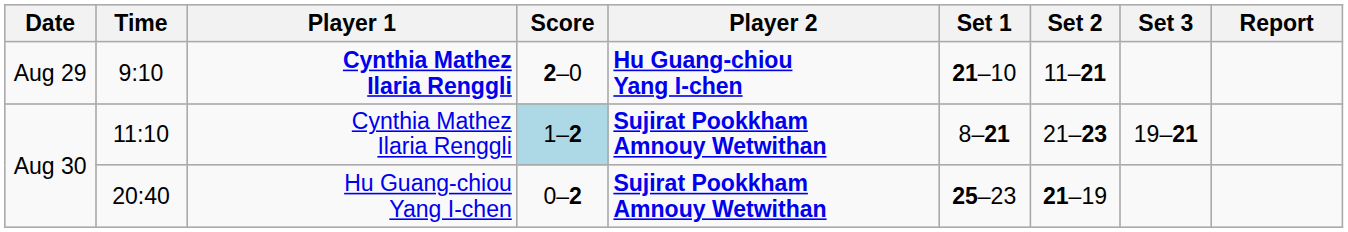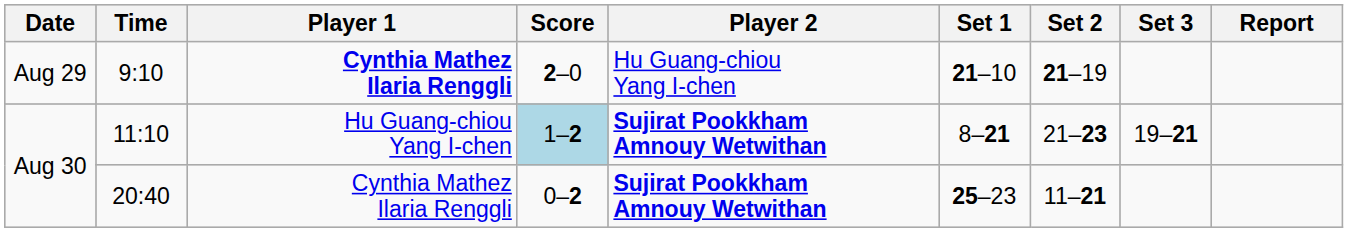(703, 73) bold -> (697, 73) normal
(1075, 73) 11–21 -> (1075, 73) 21–19
(432, 135) Cynthia Mathez Ilaria Renggli -> (428, 135) Hu Guang-chiou Yang I-chen
(428, 197) Hu Guang-chiou Yang I-chen -> (432, 197) Cynthia Mathez Ilaria Renggli
(1075, 197) 21–19 -> (1075, 197) 11–21
